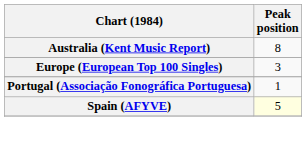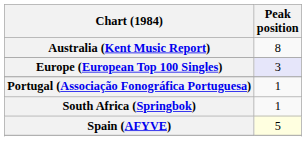(278, 67) no background -> (278, 67) lavender background
+ row: (129, 106)
